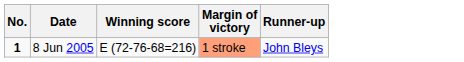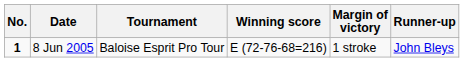+ column: (162, 21)
(224, 48) lightsalmon background -> (354, 48) no background
